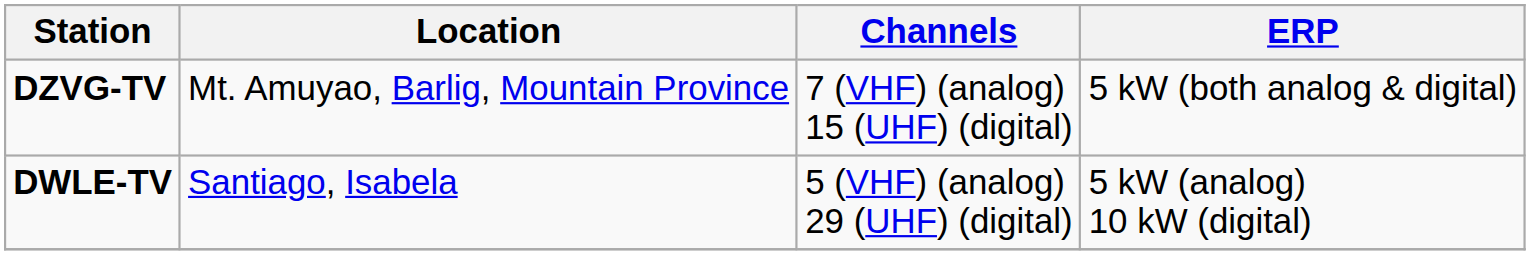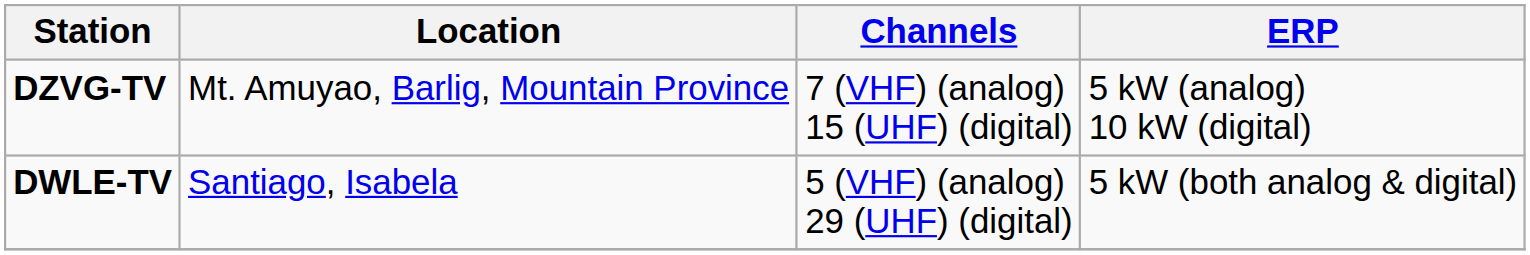(1303, 87) 5 kW (both analog & digital) -> (1200, 107) 5 kW (analog) 10 kW (digital)
(1200, 201) 5 kW (analog) 10 kW (digital) -> (1303, 182) 5 kW (both analog & digital)
